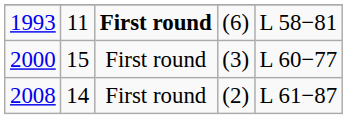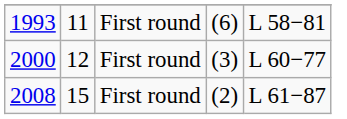(156, 22) bold -> (150, 22) normal
(78, 58) 15 -> (78, 58) 12
(78, 95) 14 -> (78, 95) 15
